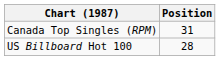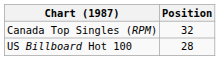(187, 30) 31 -> (187, 30) 32
